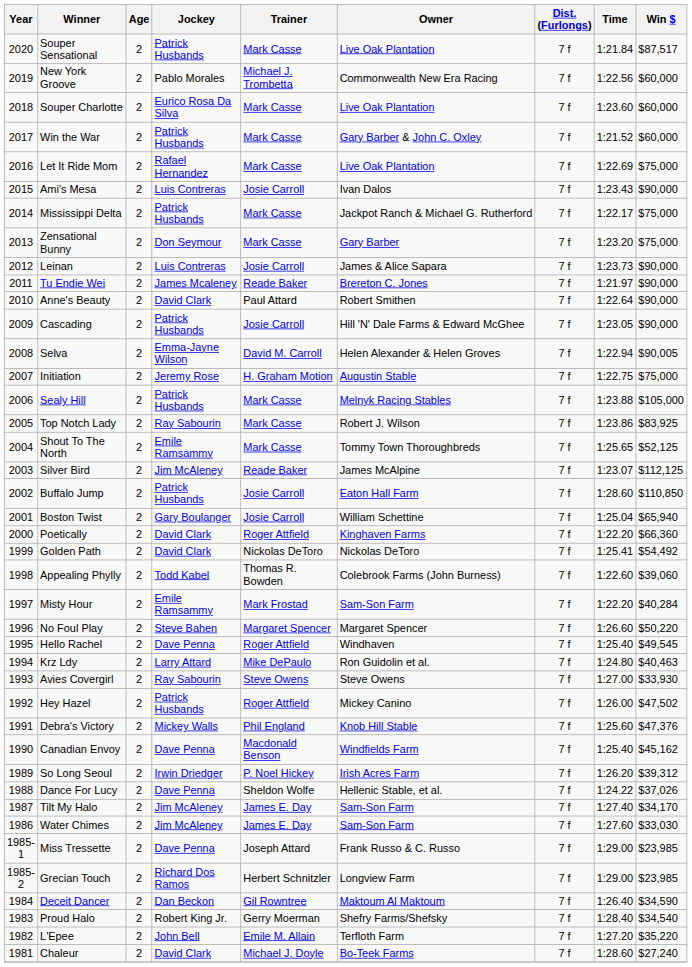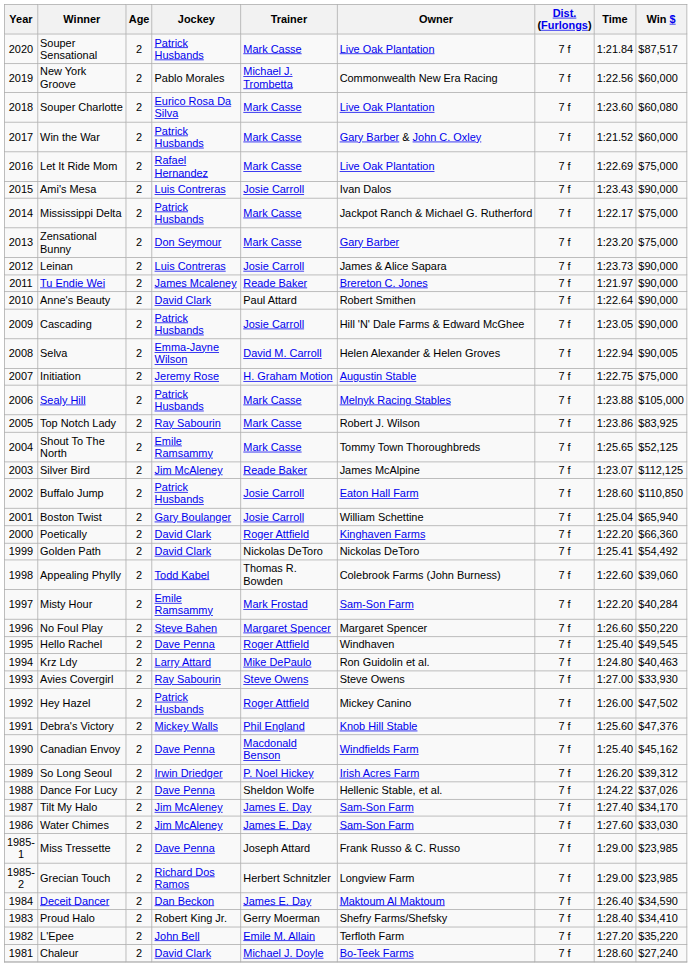(658, 108) $60,000 -> (658, 108) $60,080
(275, 901) Gil Rowntree -> (277, 901) James E. Day
(658, 919) $34,540 -> (658, 919) $34,410
